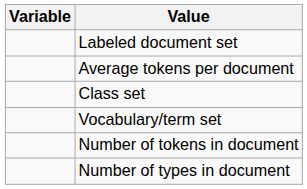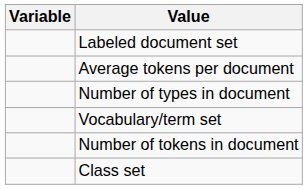rows swapped: (112, 94) <-> (184, 171)
